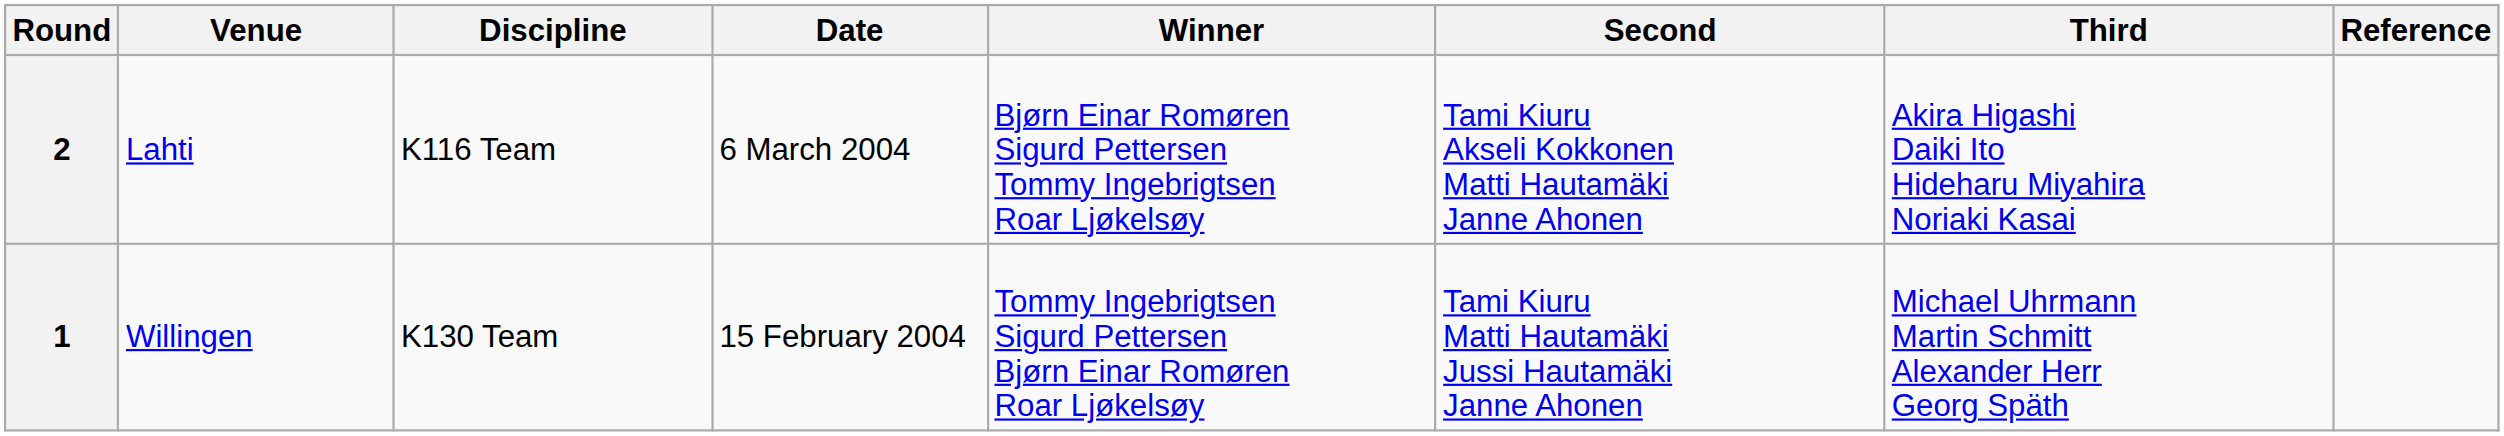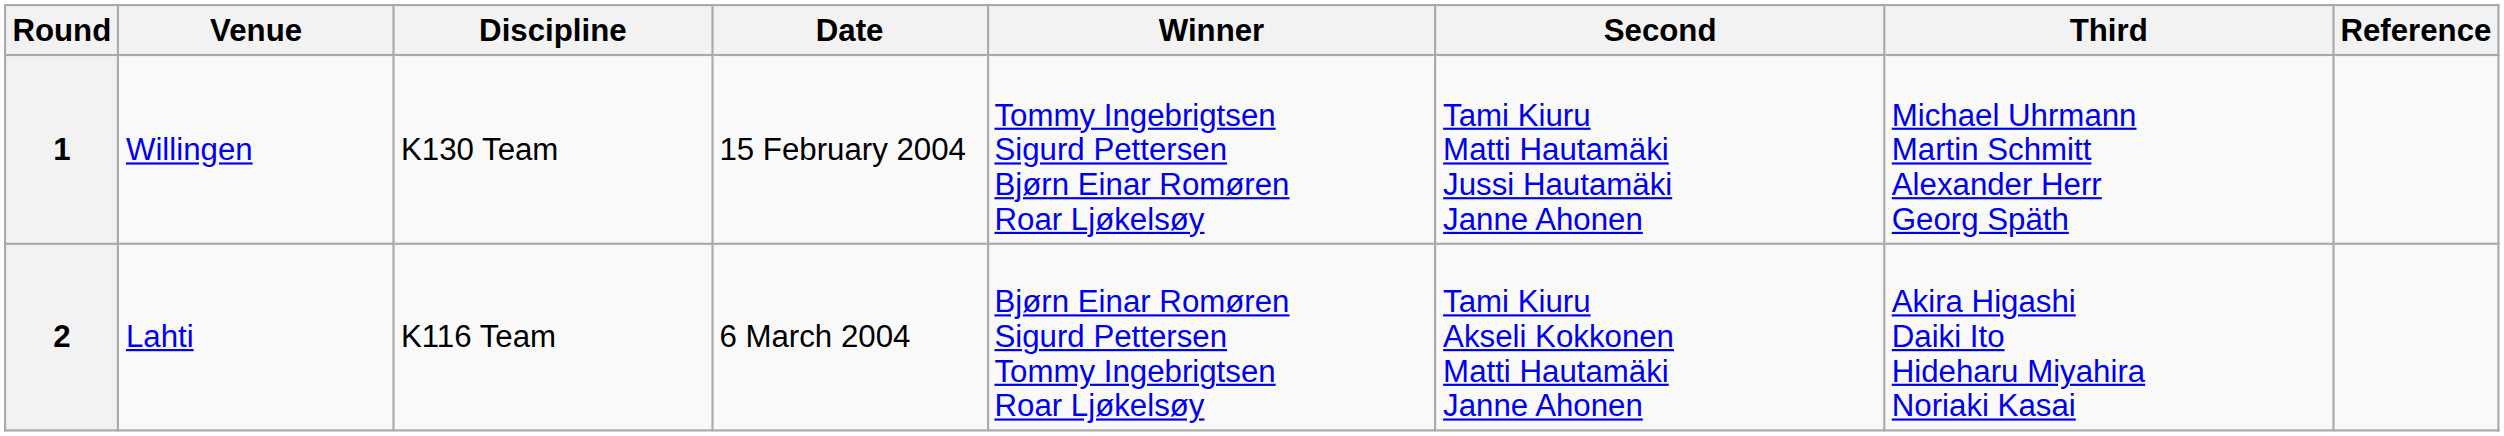rows swapped: (62, 337) <-> (62, 149)
